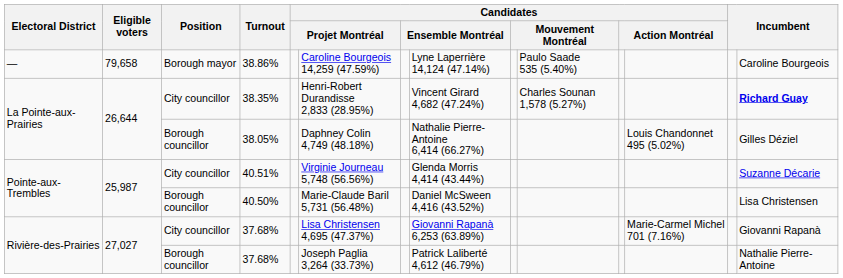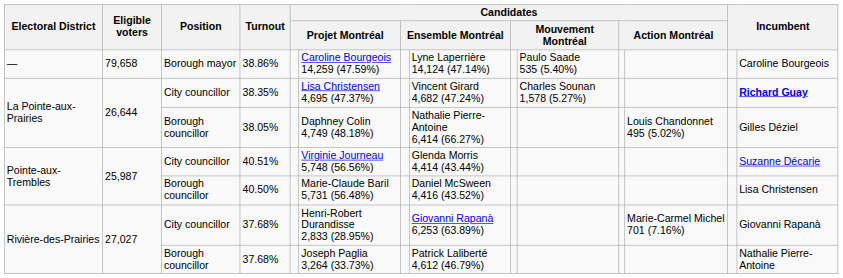(337, 98) Henri-Robert Durandisse 2,833 (28.95%) -> (341, 92) Lisa Christensen 4,695 (47.37%)
(341, 231) Lisa Christensen 4,695 (47.37%) -> (337, 225) Henri-Robert Durandisse 2,833 (28.95%)
